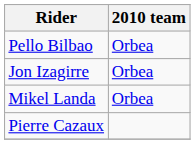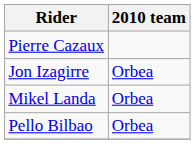rows swapped: (56, 125) <-> (51, 44)
